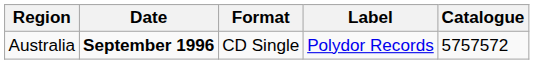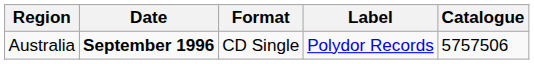(475, 45) 5757572 -> (475, 45) 5757506
